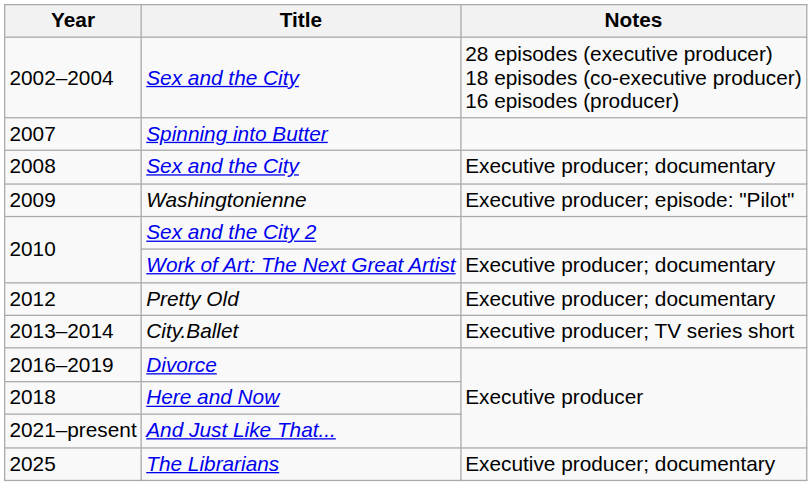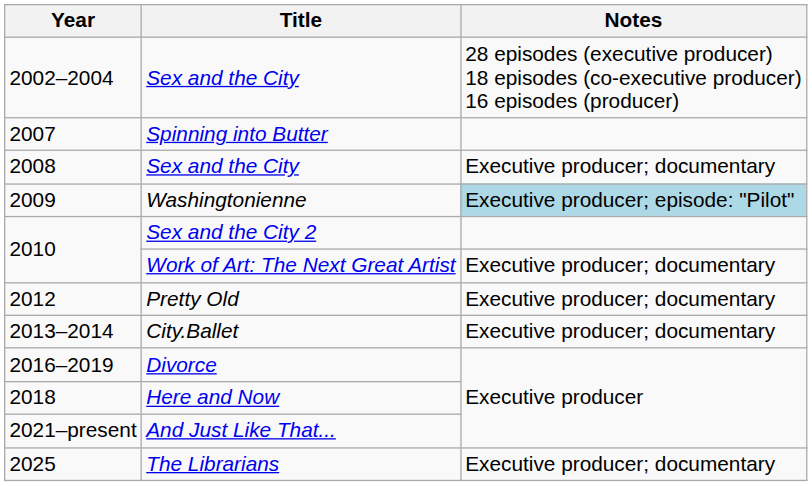(630, 199) no background -> (630, 199) lightblue background
(630, 331) Executive producer; TV series short -> (620, 331) Executive producer; documentary
